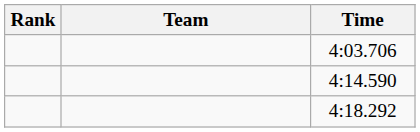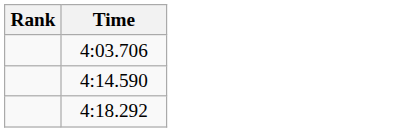- column: (186, 19)
